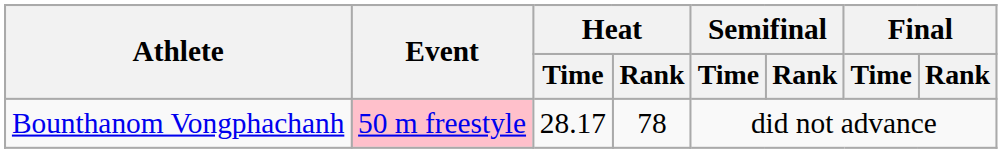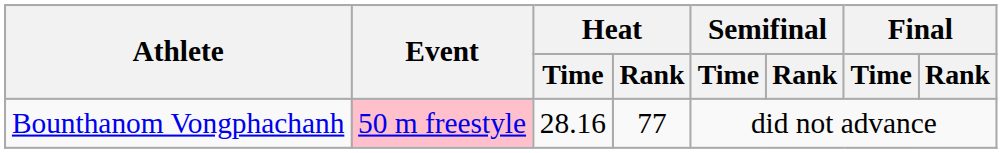(573, 123) 28.17 -> (573, 123) 28.16
(652, 123) 78 -> (652, 123) 77
